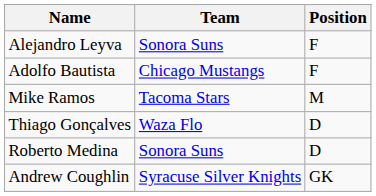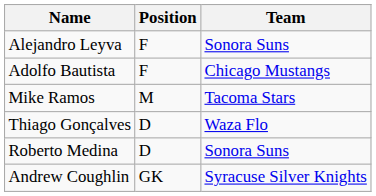columns swapped: (338, 17) <-> (220, 17)
